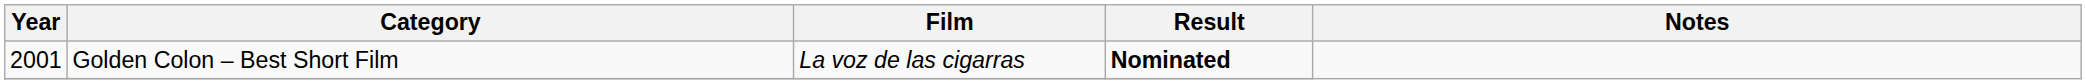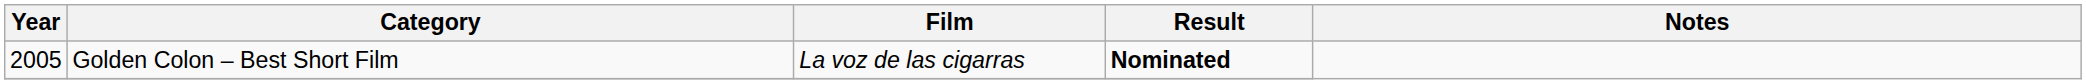(36, 59) 2001 -> (36, 59) 2005
